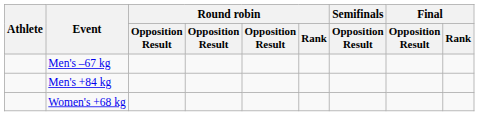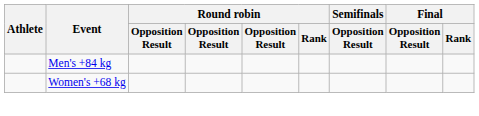- row: (79, 64)
